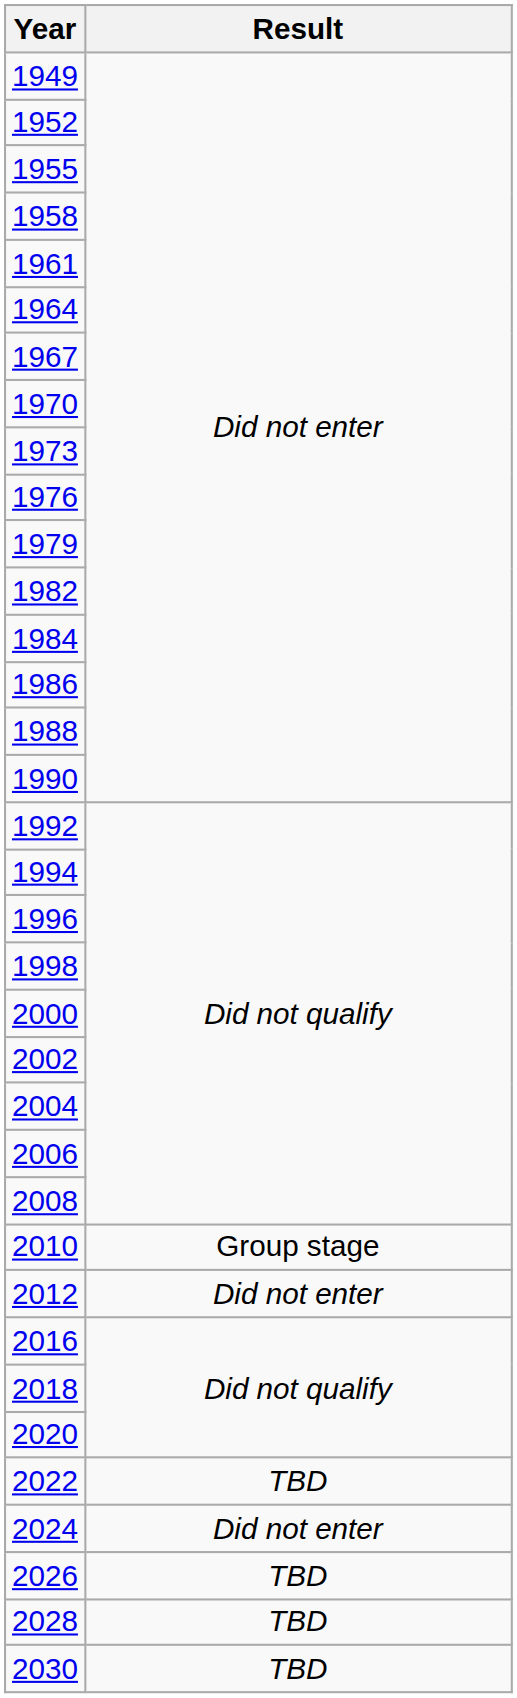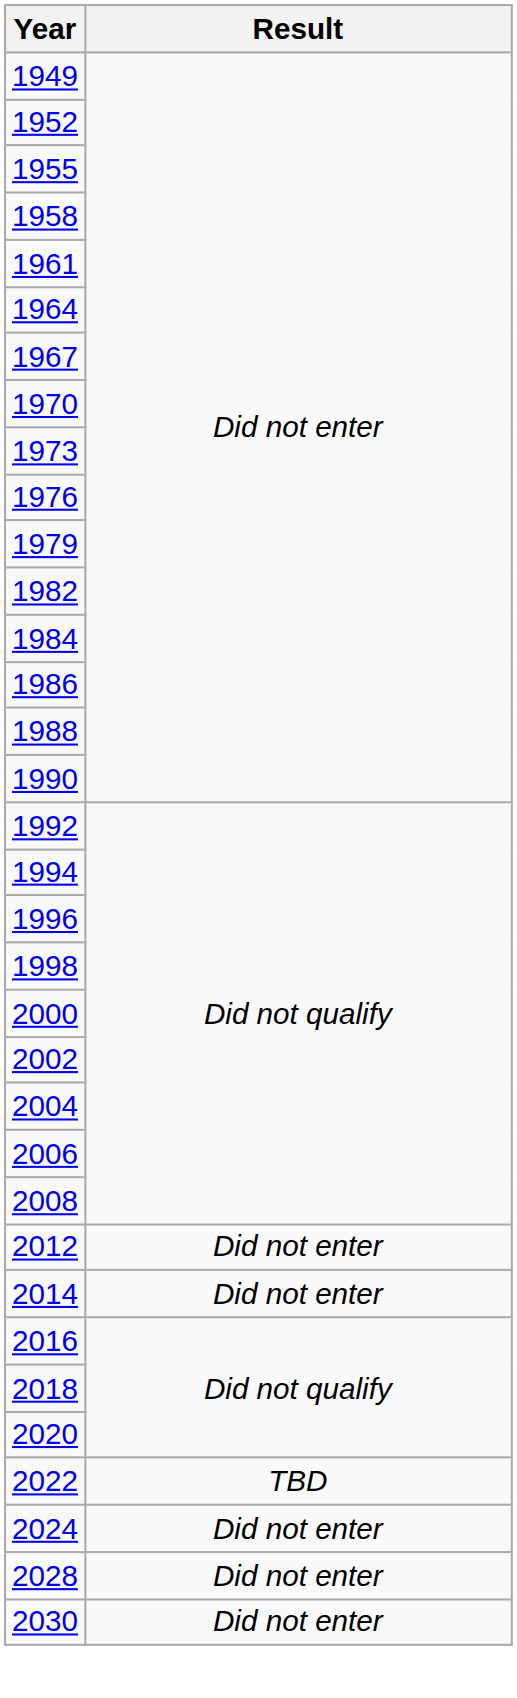- row: (45, 1247)
+ row: (45, 1294)
- row: (45, 1575)
(298, 1622) TBD -> (298, 1575) Did not enter
(298, 1669) TBD -> (298, 1622) Did not enter
